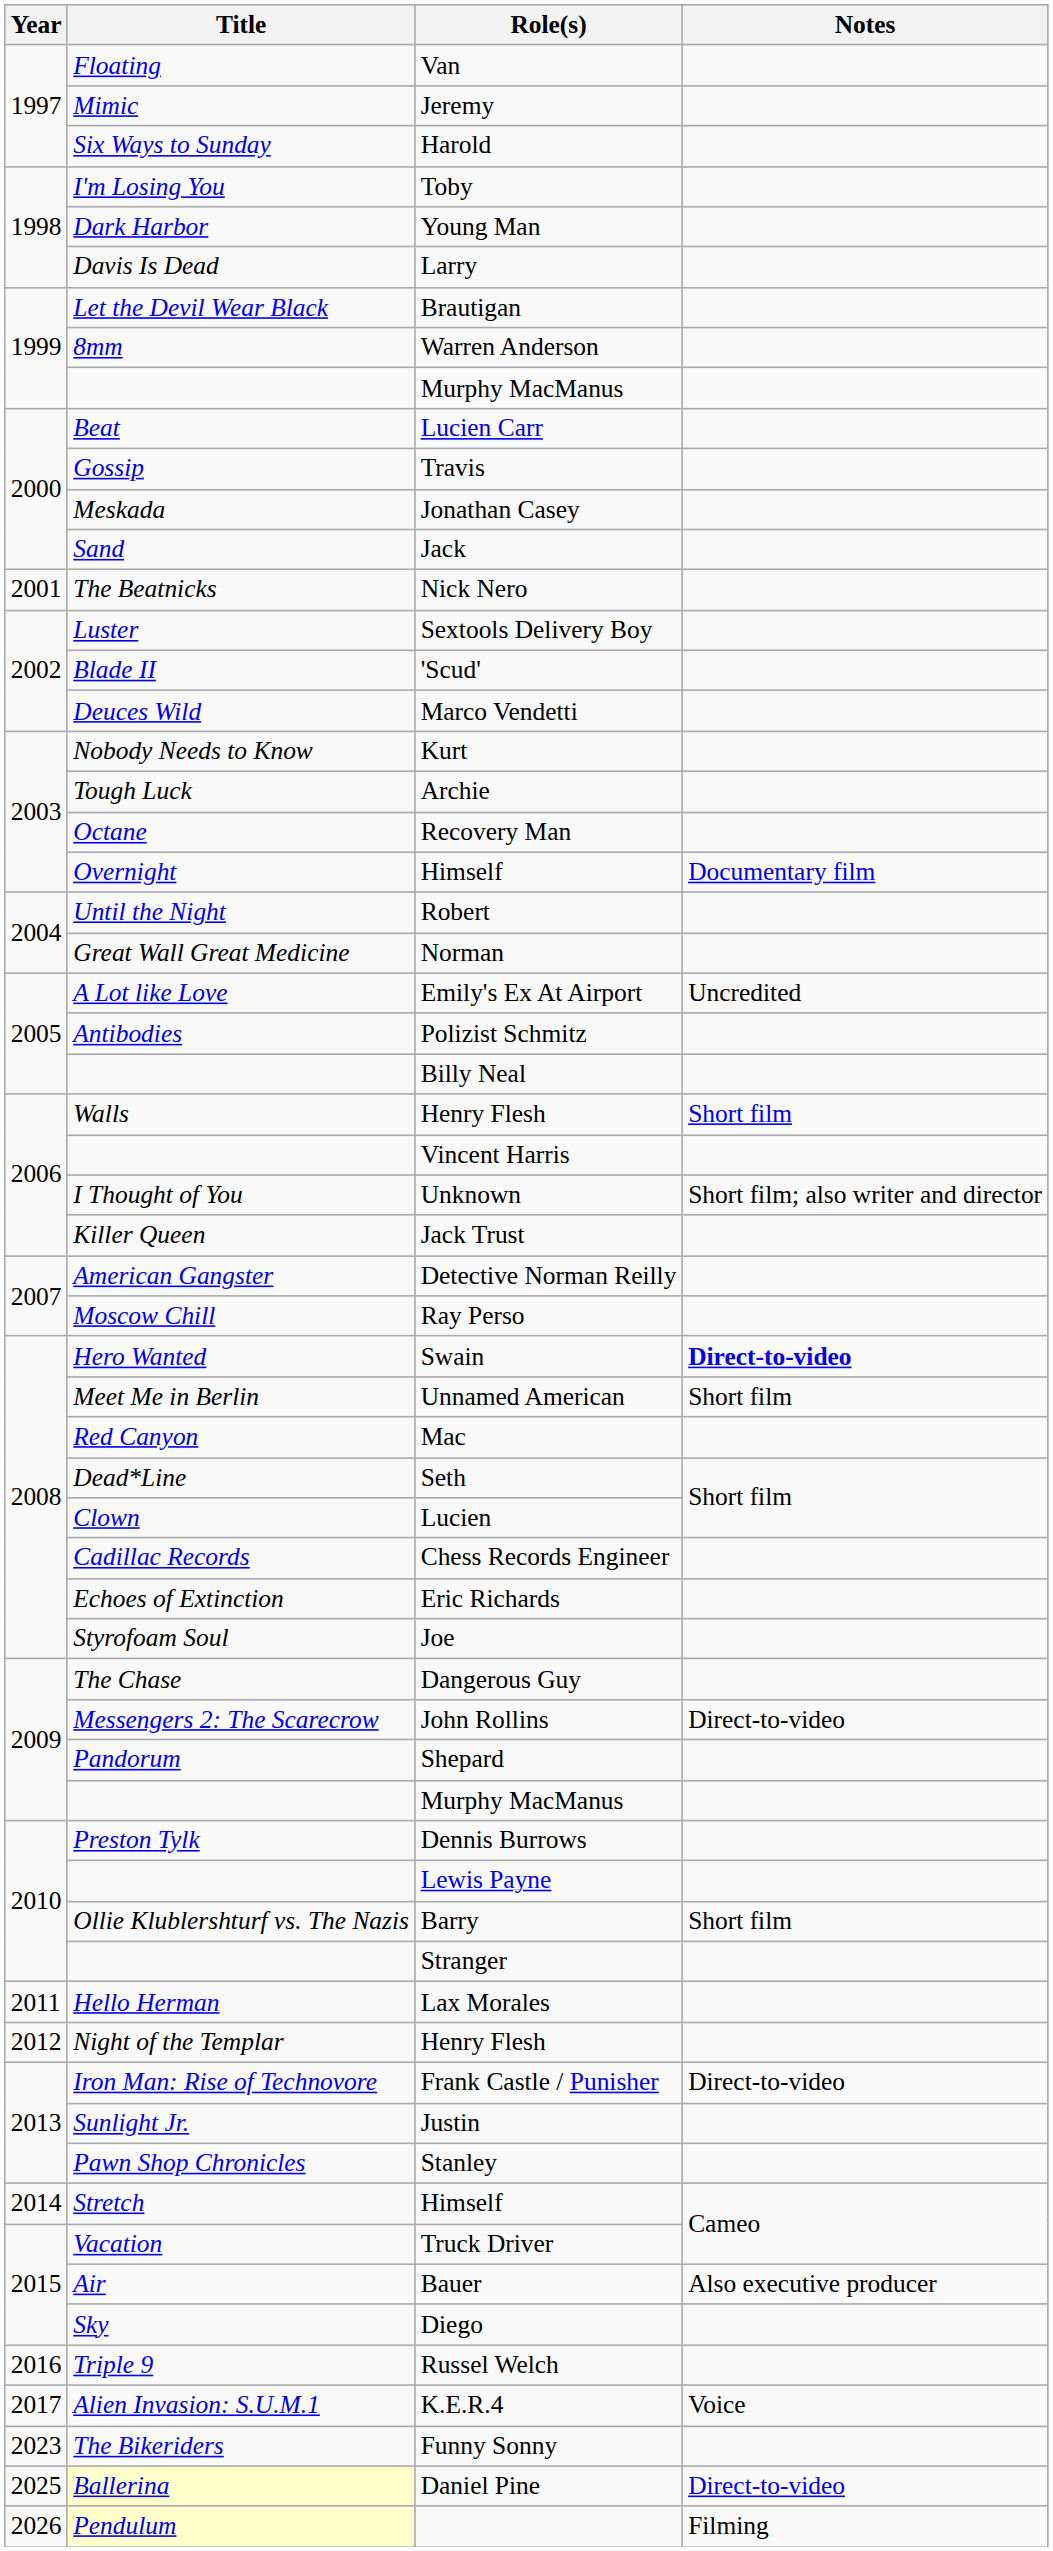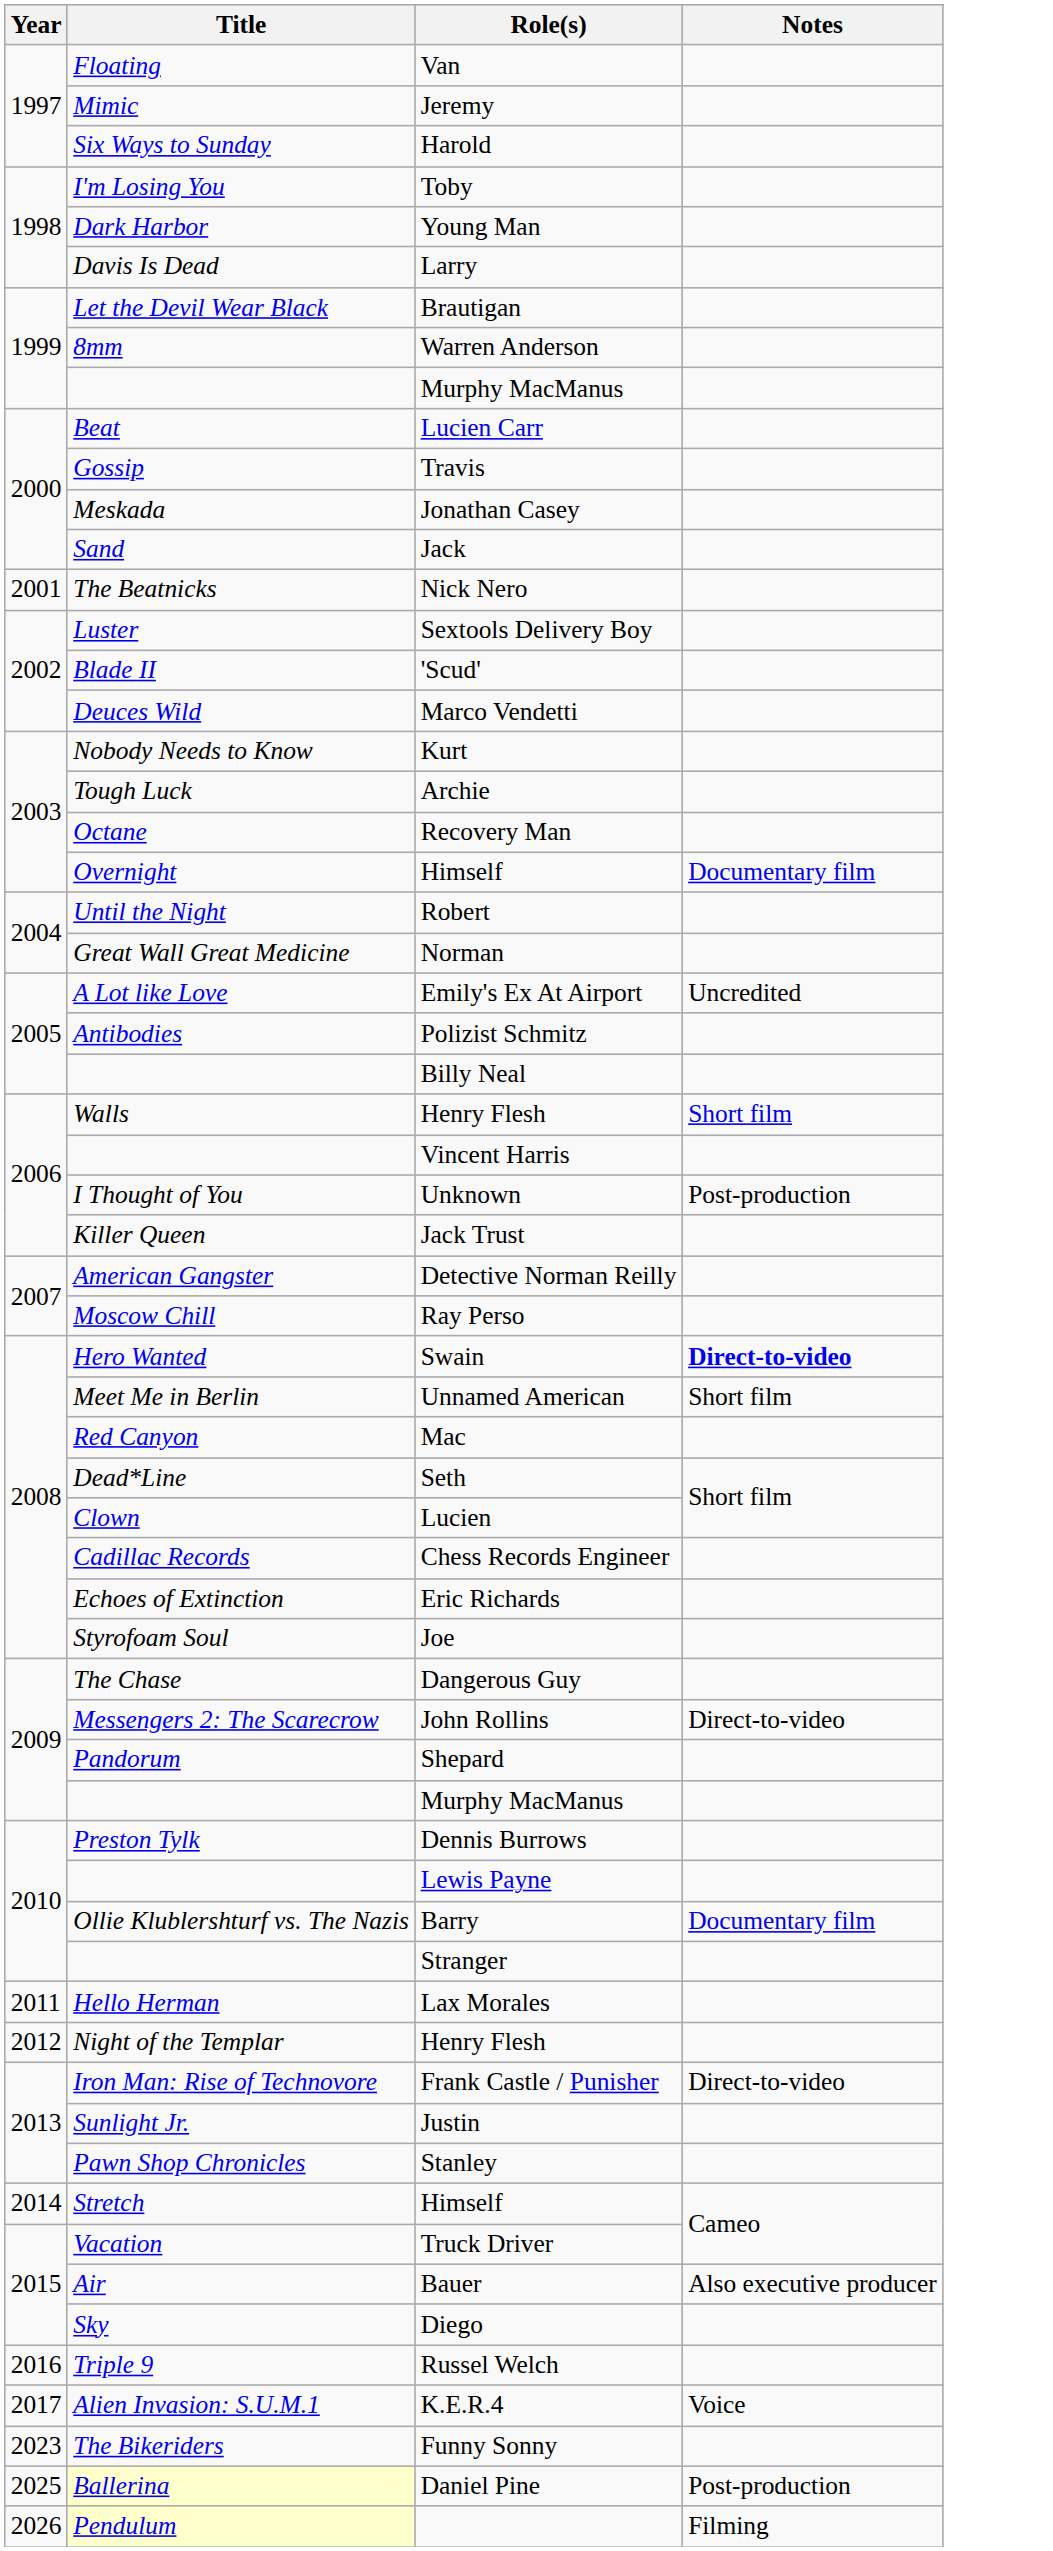(865, 1194) Short film; also writer and director -> (769, 1194) Post-production
(740, 1920) Short film -> (782, 1920) Documentary film
(767, 2485) Direct-to-video -> (769, 2485) Post-production
